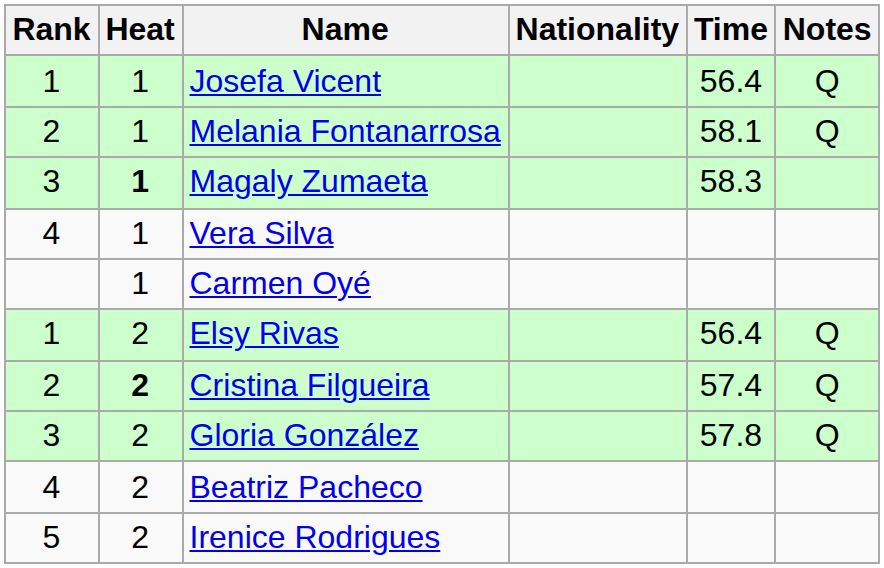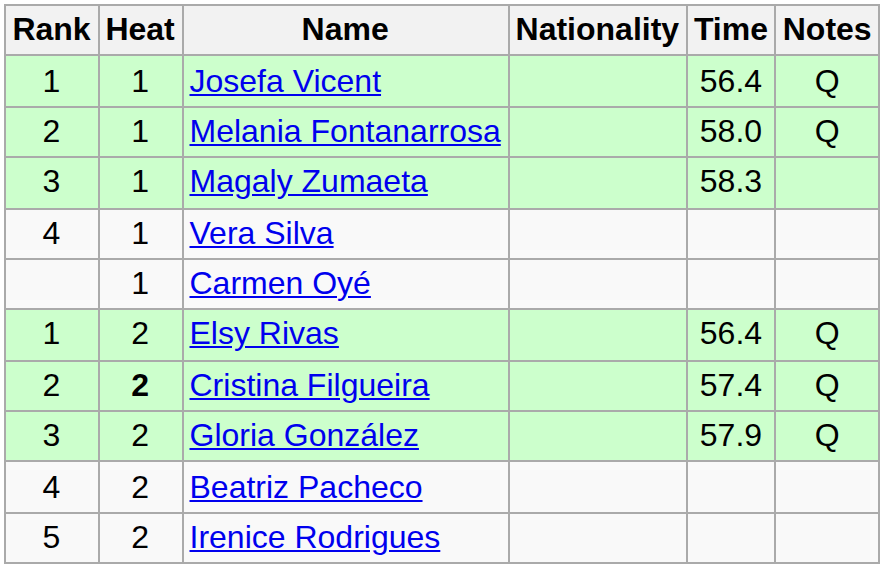(731, 131) 58.1 -> (731, 131) 58.0
(140, 182) bold -> (140, 182) normal
(731, 435) 57.8 -> (731, 435) 57.9
